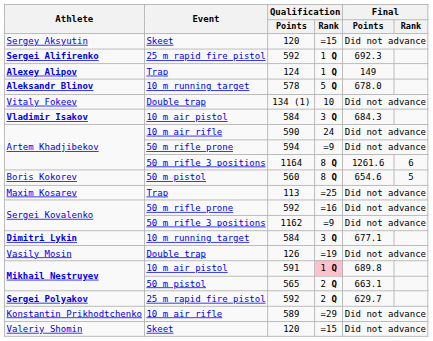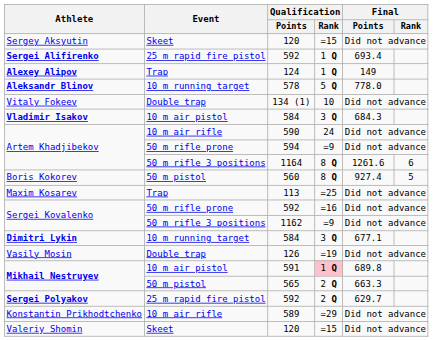(368, 56) 692.3 -> (368, 56) 693.4
(368, 86) 678.0 -> (368, 86) 778.0
(368, 177) 654.6 -> (368, 177) 927.4
(368, 283) 663.1 -> (368, 283) 663.3
